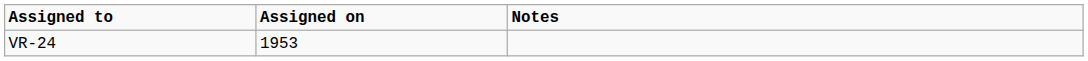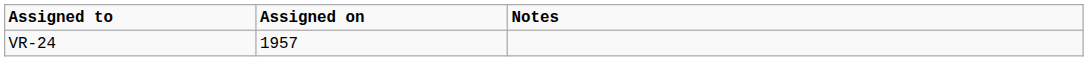(279, 43) 1953 -> (279, 43) 1957
